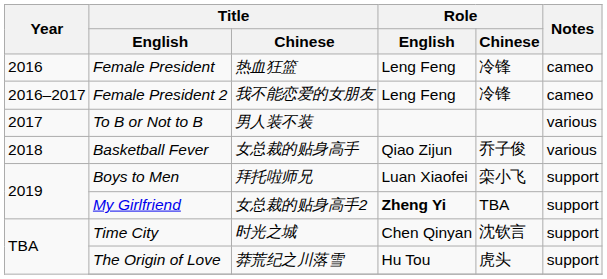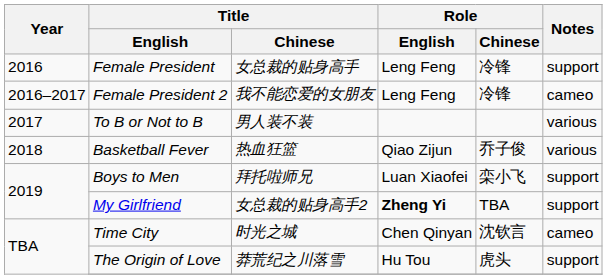(266, 67) 热血狂篮 -> (297, 67) 女总裁的贴身高手
(570, 67) cameo -> (573, 67) support
(297, 149) 女总裁的贴身高手 -> (266, 149) 热血狂篮
(573, 232) support -> (570, 232) cameo
